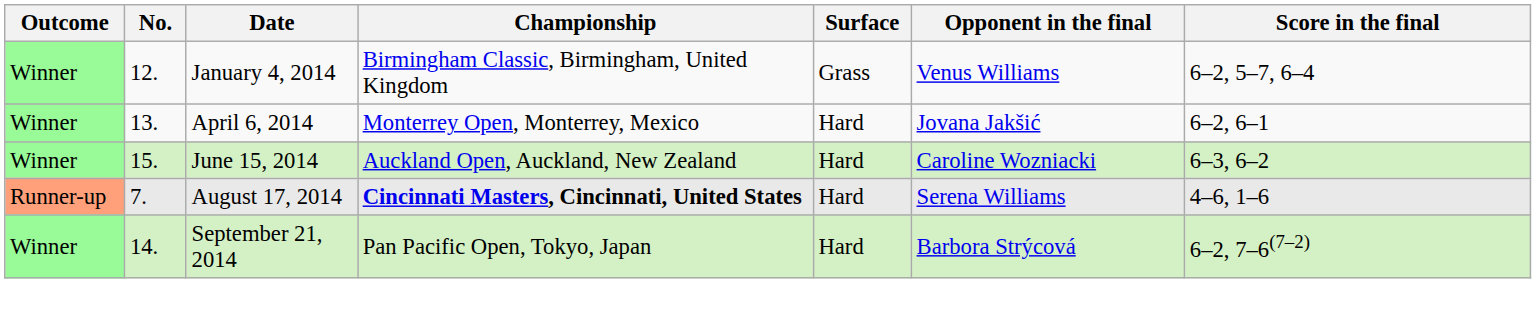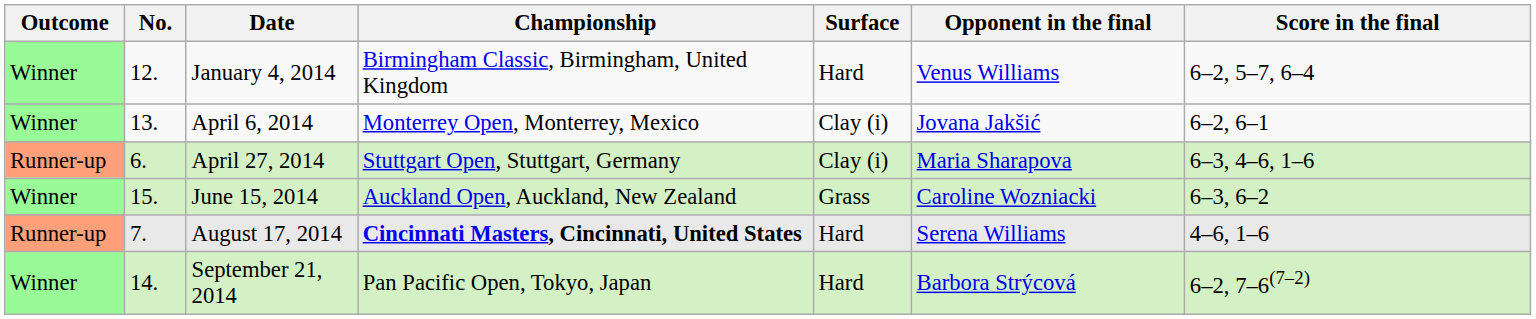(844, 72) Grass -> (841, 72) Hard
(841, 122) Hard -> (853, 122) Clay (i)
+ row: (258, 159)
(841, 159) Hard -> (844, 195) Grass
